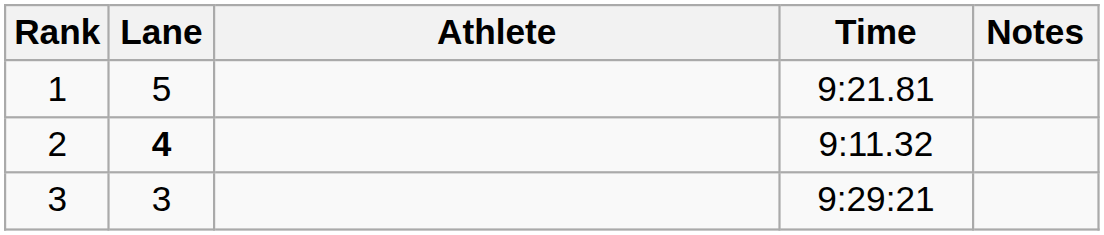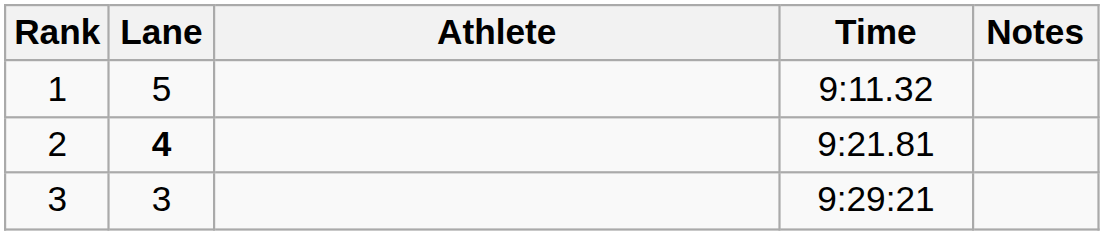(876, 88) 9:21.81 -> (876, 88) 9:11.32
(876, 144) 9:11.32 -> (876, 144) 9:21.81
